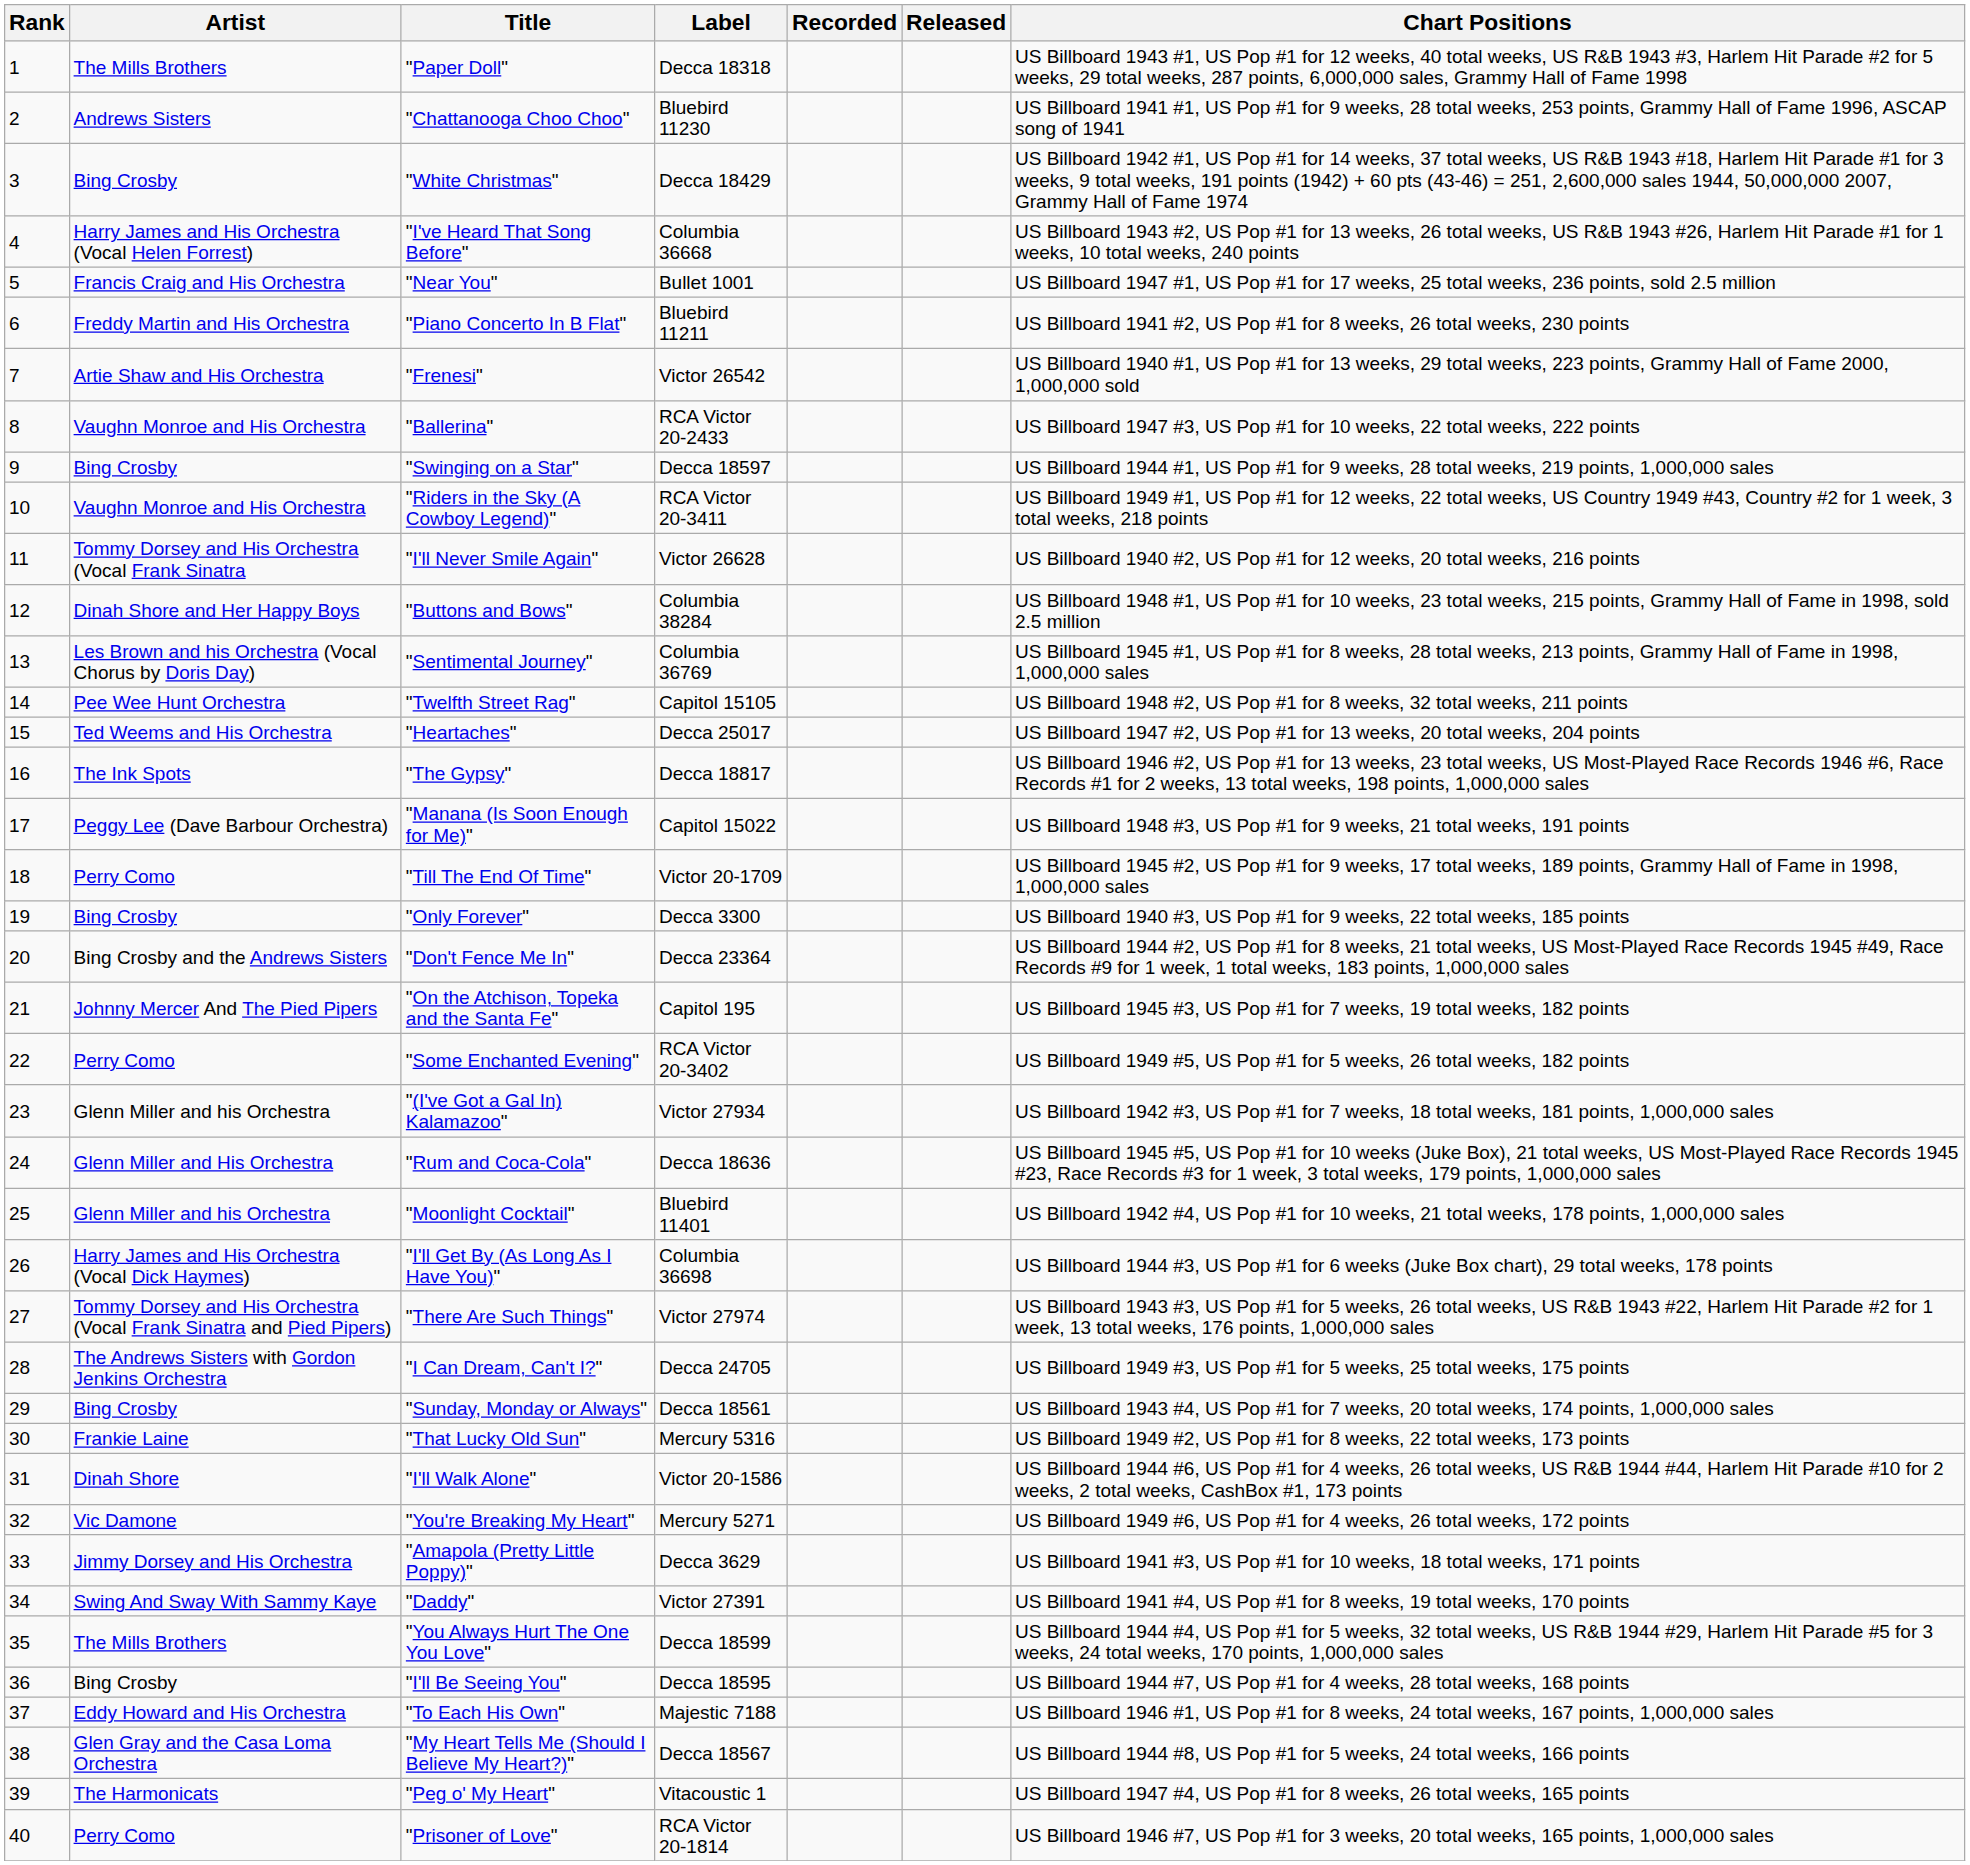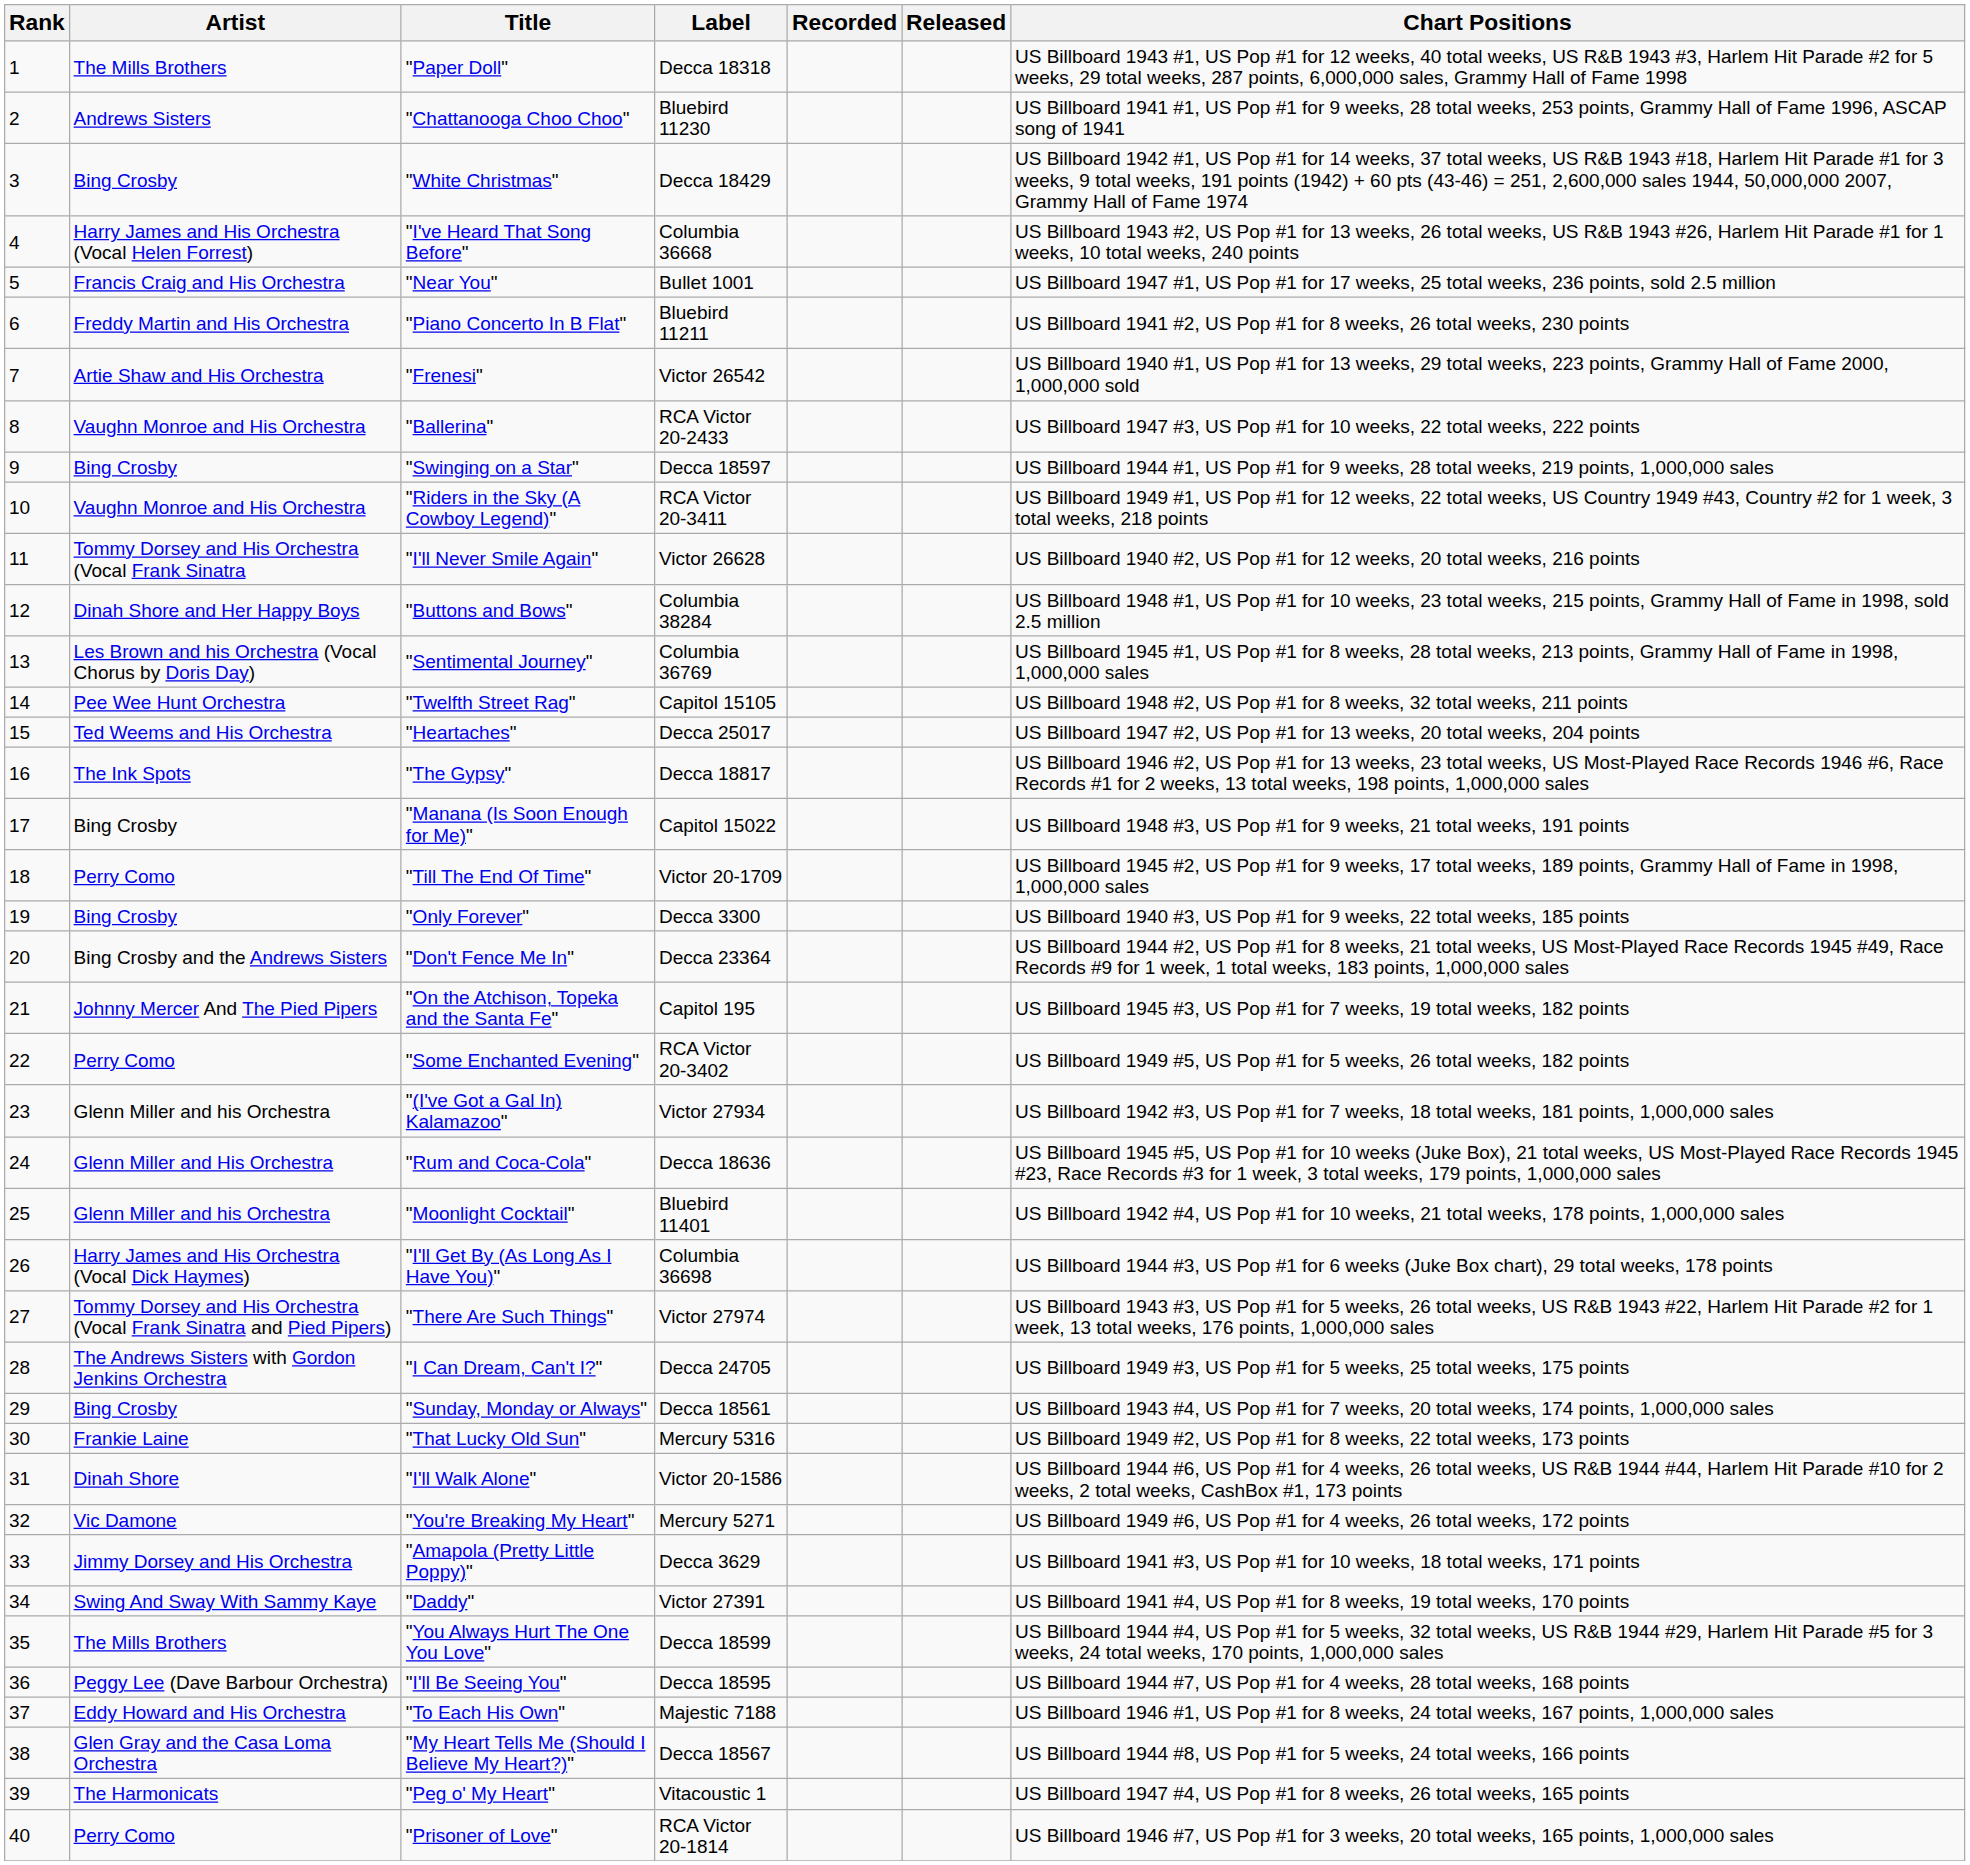(231, 824) Peggy Lee (Dave Barbour Orchestra) -> (125, 824) Bing Crosby
(125, 1683) Bing Crosby -> (231, 1683) Peggy Lee (Dave Barbour Orchestra)
